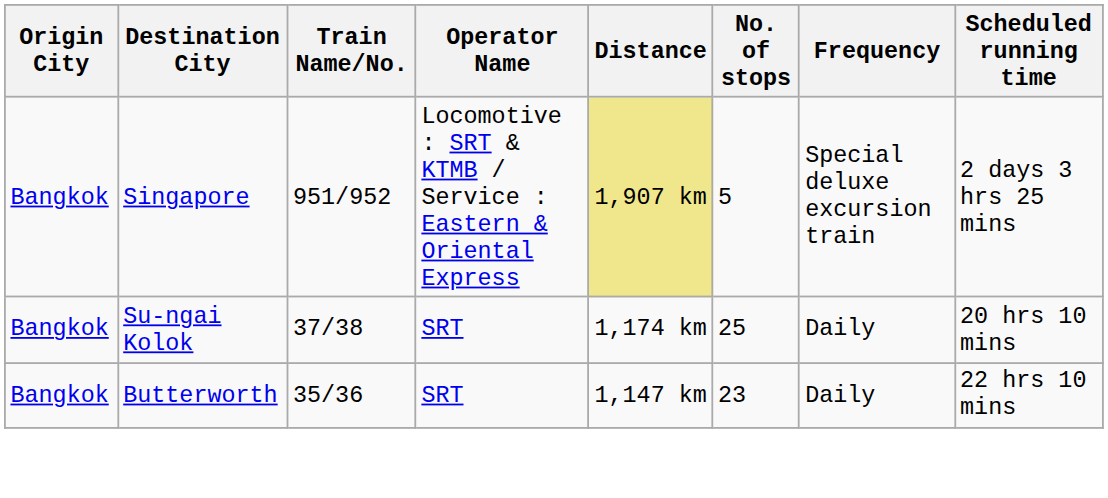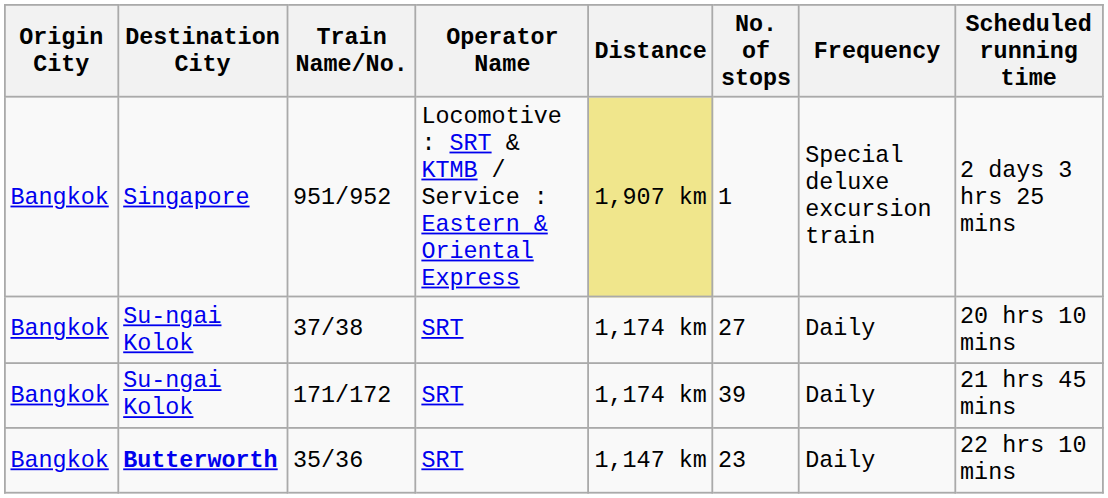(725, 197) 5 -> (725, 197) 1
(732, 330) 25 -> (732, 330) 27
+ row: (342, 395)
(200, 395) normal -> (200, 460) bold
